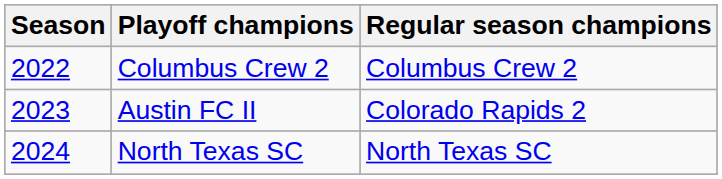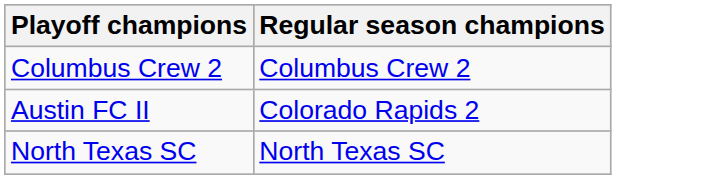- column: (58, 25)
